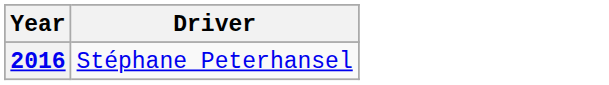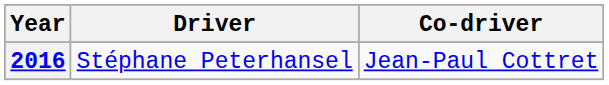+ column: (481, 24)
